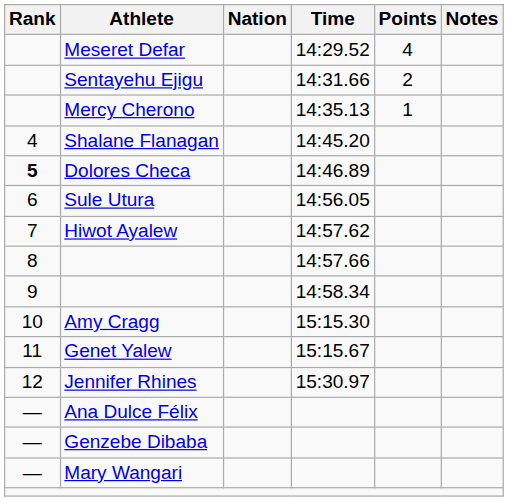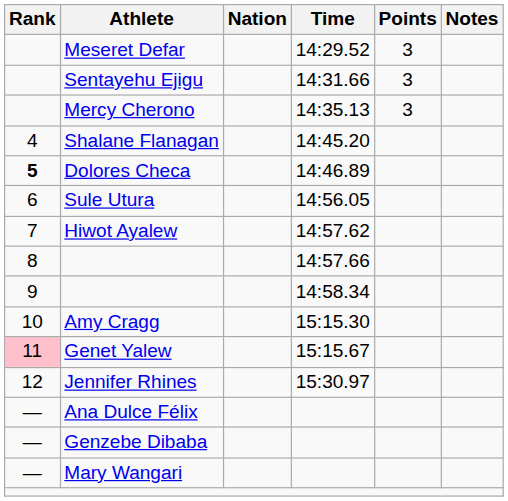(408, 49) 4 -> (408, 49) 3
(408, 79) 2 -> (408, 79) 3
(408, 110) 1 -> (408, 110) 3
(32, 351) no background -> (32, 351) pink background
